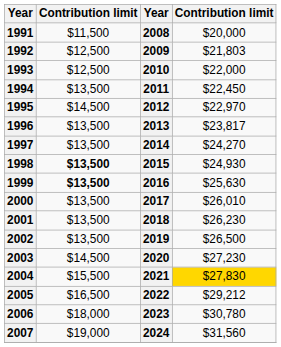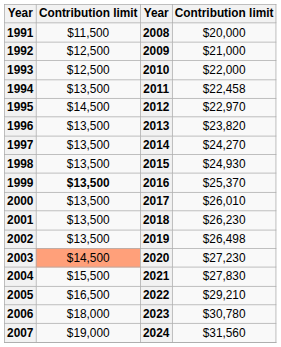(224, 51) $21,803 -> (224, 51) $21,000
(224, 88) $22,450 -> (224, 88) $22,458
(224, 126) $23,817 -> (224, 126) $23,820
(88, 164) bold -> (88, 164) normal
(224, 182) $25,630 -> (224, 182) $25,370
(224, 239) $26,500 -> (224, 239) $26,498
(88, 257) no background -> (88, 257) lightsalmon background
(224, 276) gold background -> (224, 276) no background
(224, 295) $29,212 -> (224, 295) $29,210
